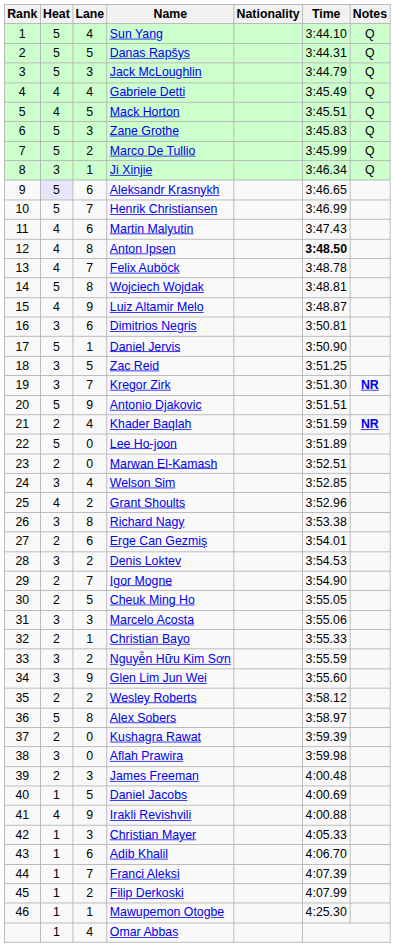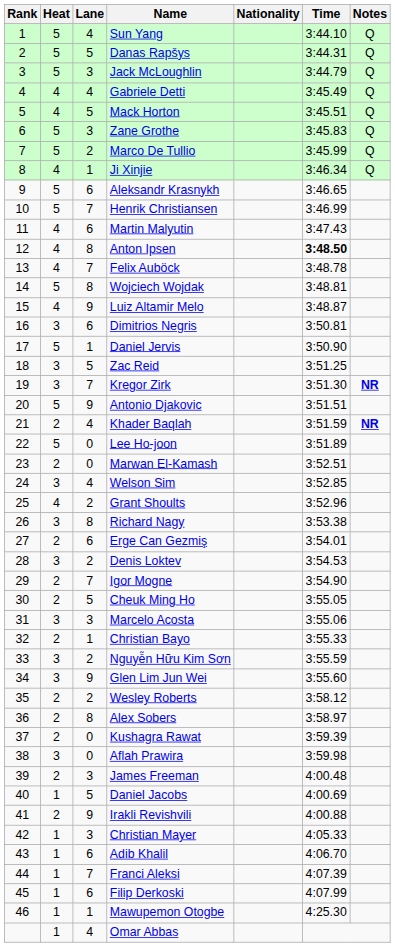(56, 170) 3 -> (56, 170) 4
(56, 190) lavender background -> (56, 190) no background
(56, 717) 5 -> (56, 717) 2
(56, 815) 4 -> (56, 815) 2
(90, 893) 2 -> (90, 893) 6
